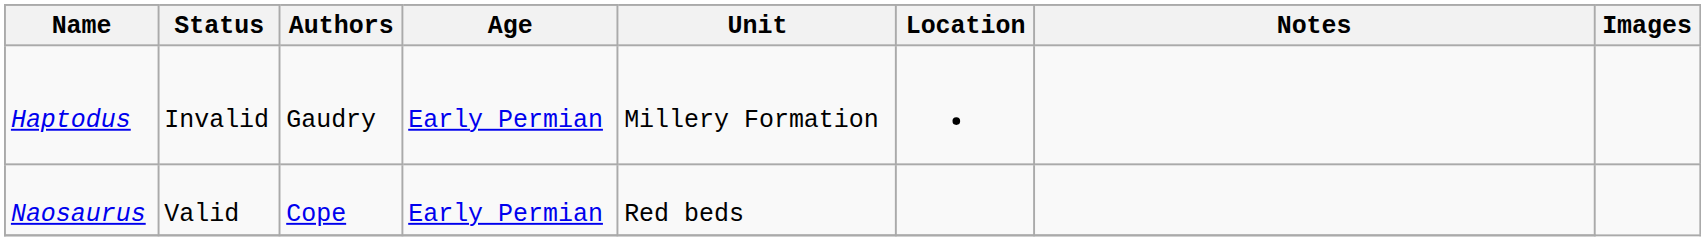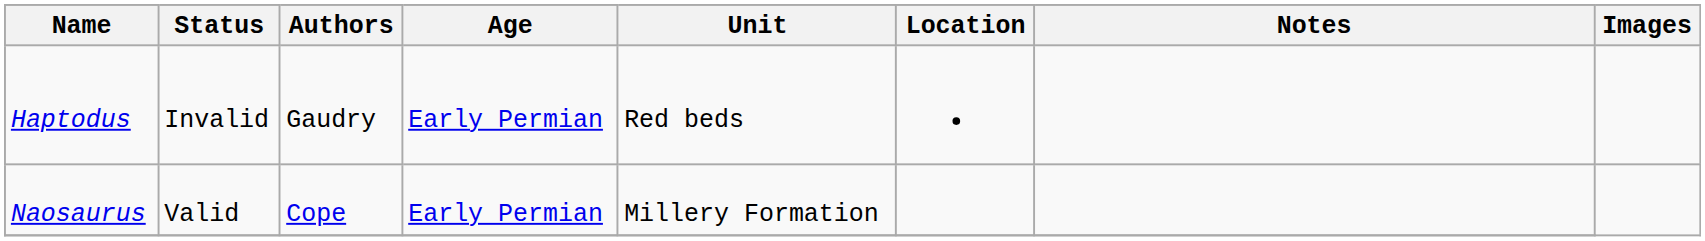(751, 120) Millery Formation -> (684, 120) Red beds
(684, 214) Red beds -> (751, 214) Millery Formation
